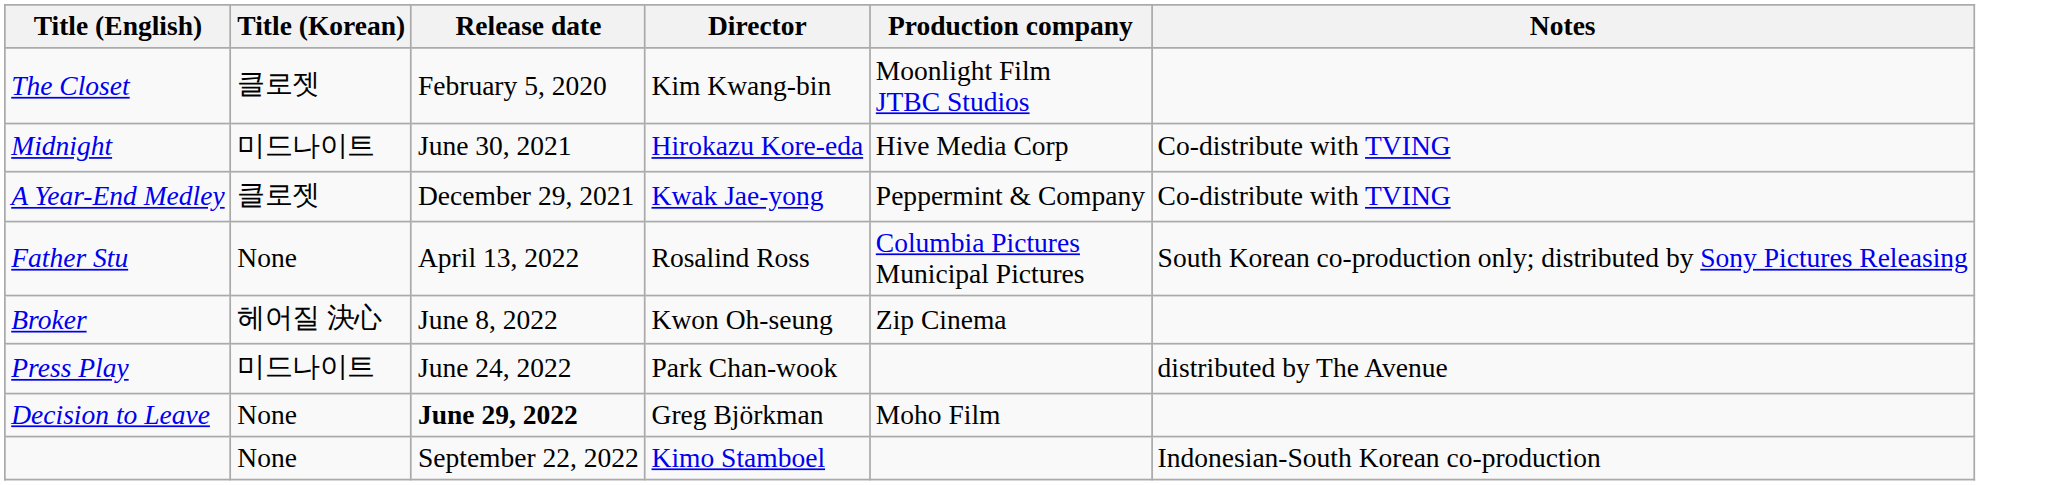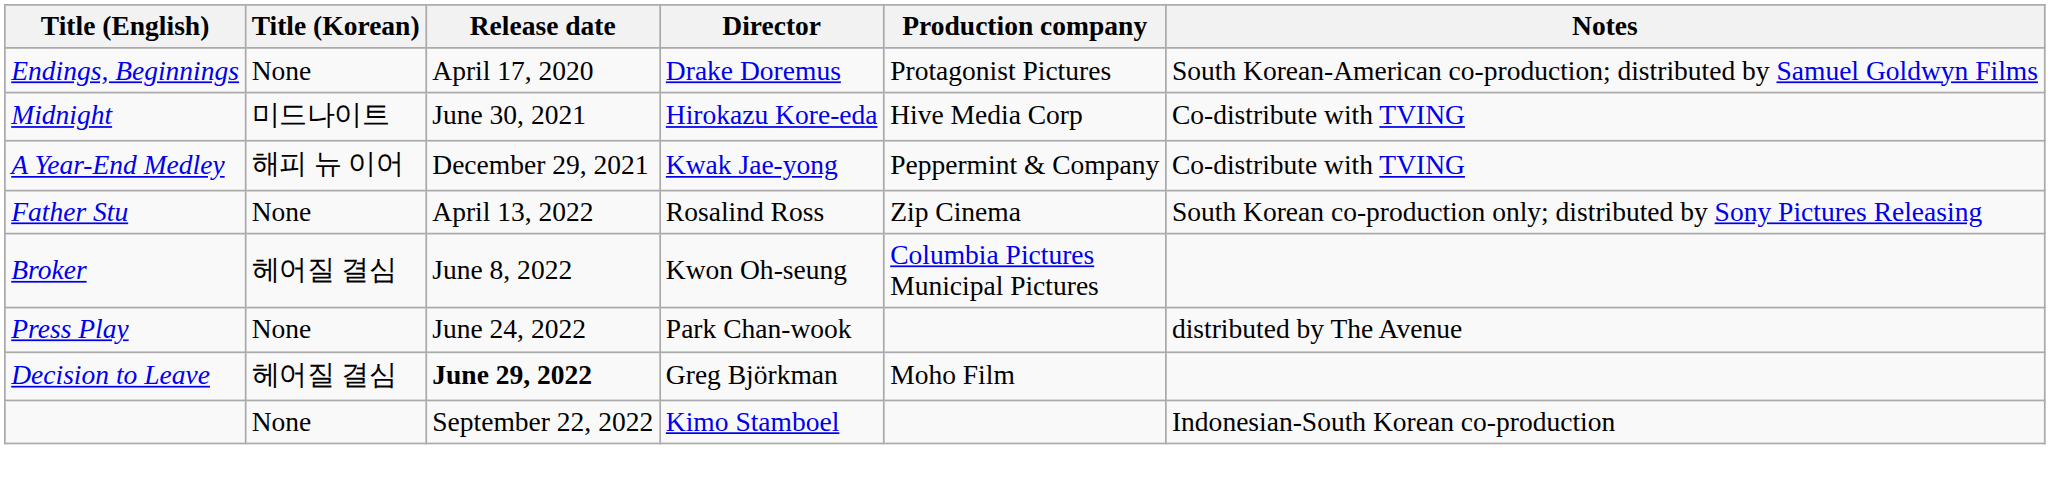- row: (70, 85)
+ row: (125, 69)
(279, 195) 클로젯 -> (327, 164) 해피 뉴 이어
(980, 257) Columbia Pictures Municipal Pictures -> (956, 211) Zip Cinema
(310, 318) 헤어질 決心 -> (324, 269) 헤어질 결심
(941, 319) Zip Cinema -> (995, 270) Columbia Pictures Municipal Pictures
(306, 367) 미드나이트 -> (281, 329) None
(267, 414) None -> (324, 374) 헤어질 결심
